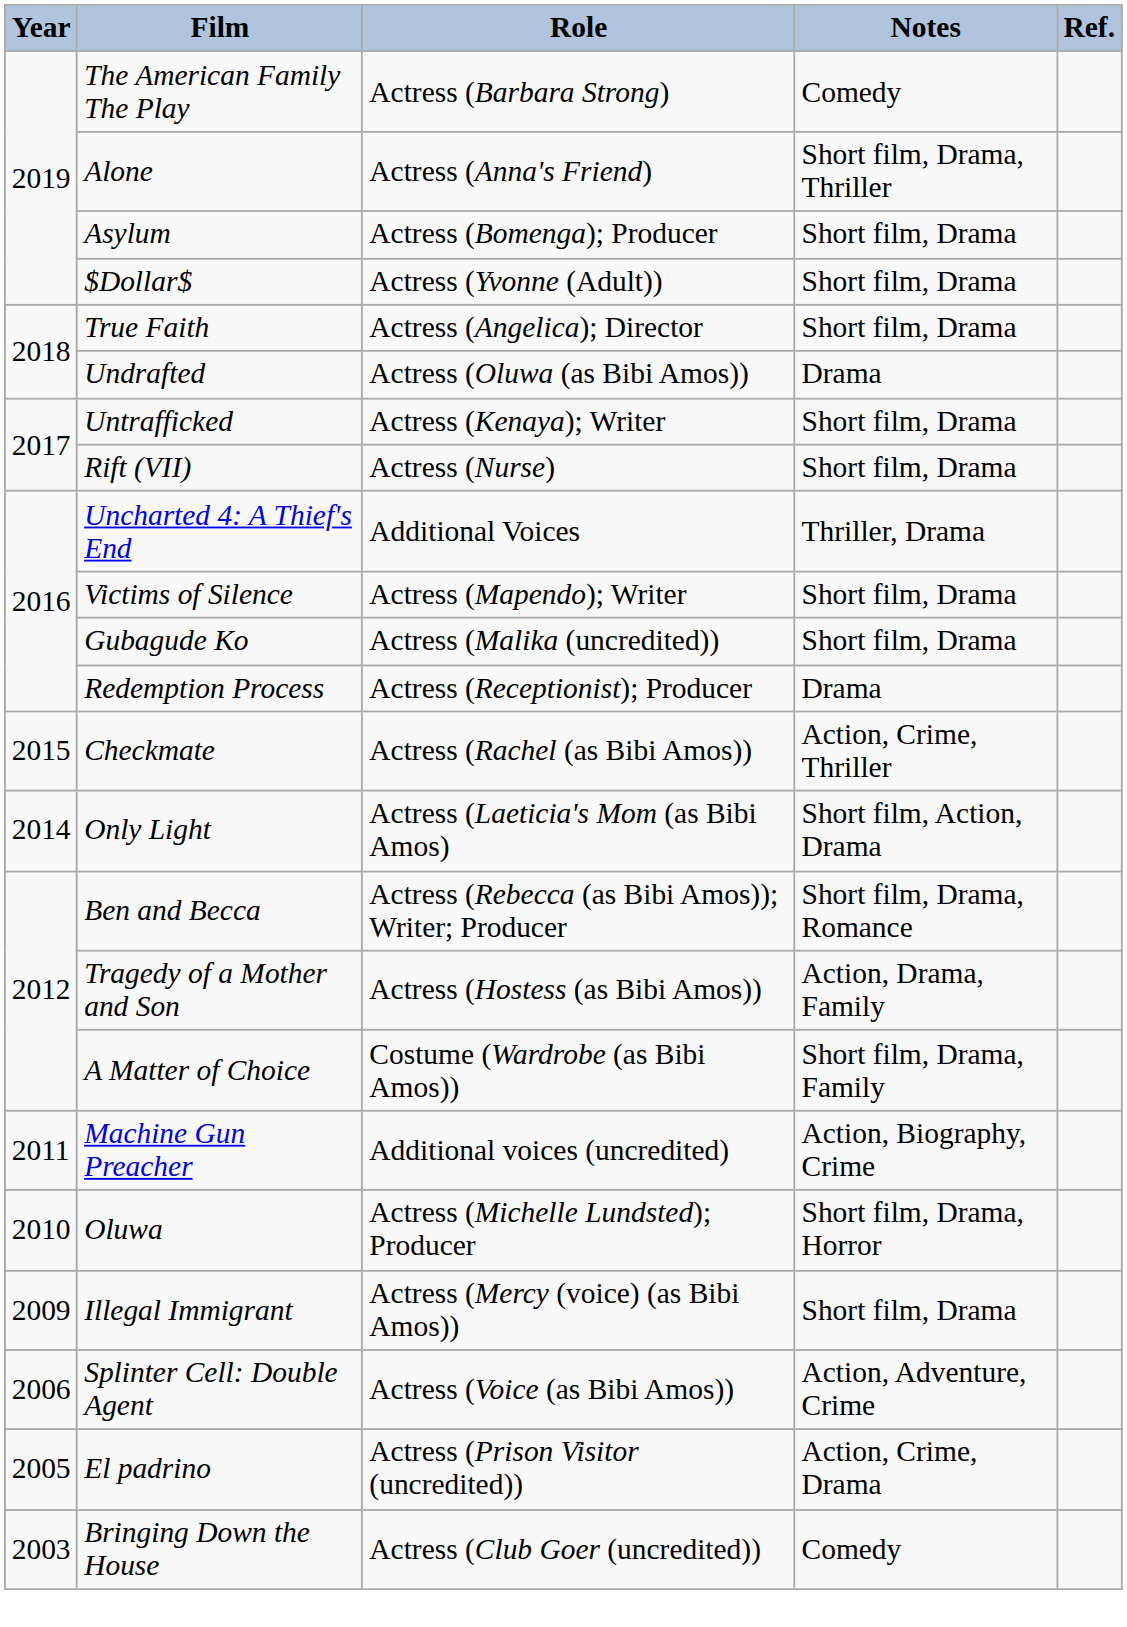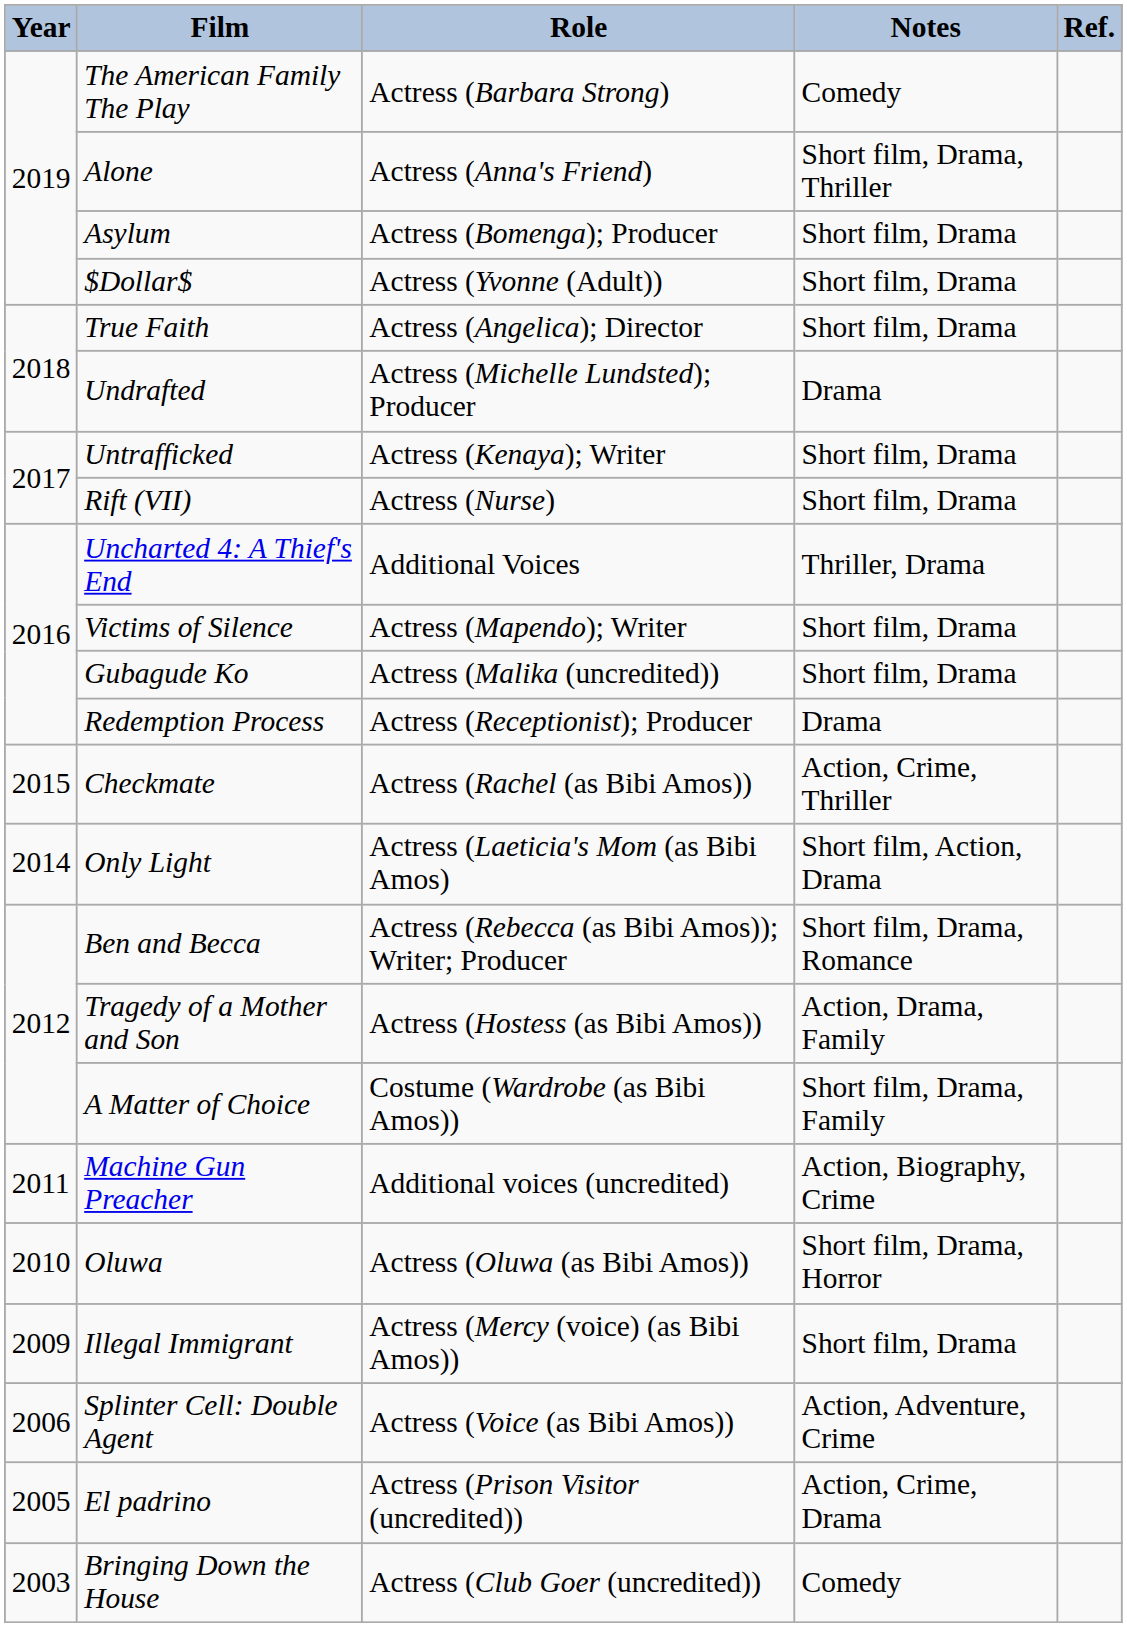(559, 374) Actress (Oluwa (as Bibi Amos)) -> (540, 390) Actress (Michelle Lundsted); Producer
(540, 1229) Actress (Michelle Lundsted); Producer -> (559, 1262) Actress (Oluwa (as Bibi Amos))
